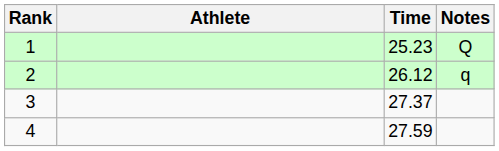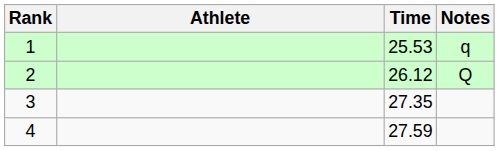(410, 46) 25.23 -> (410, 46) 25.53
(465, 46) Q -> (465, 46) q
(465, 74) q -> (465, 74) Q
(410, 103) 27.37 -> (410, 103) 27.35
